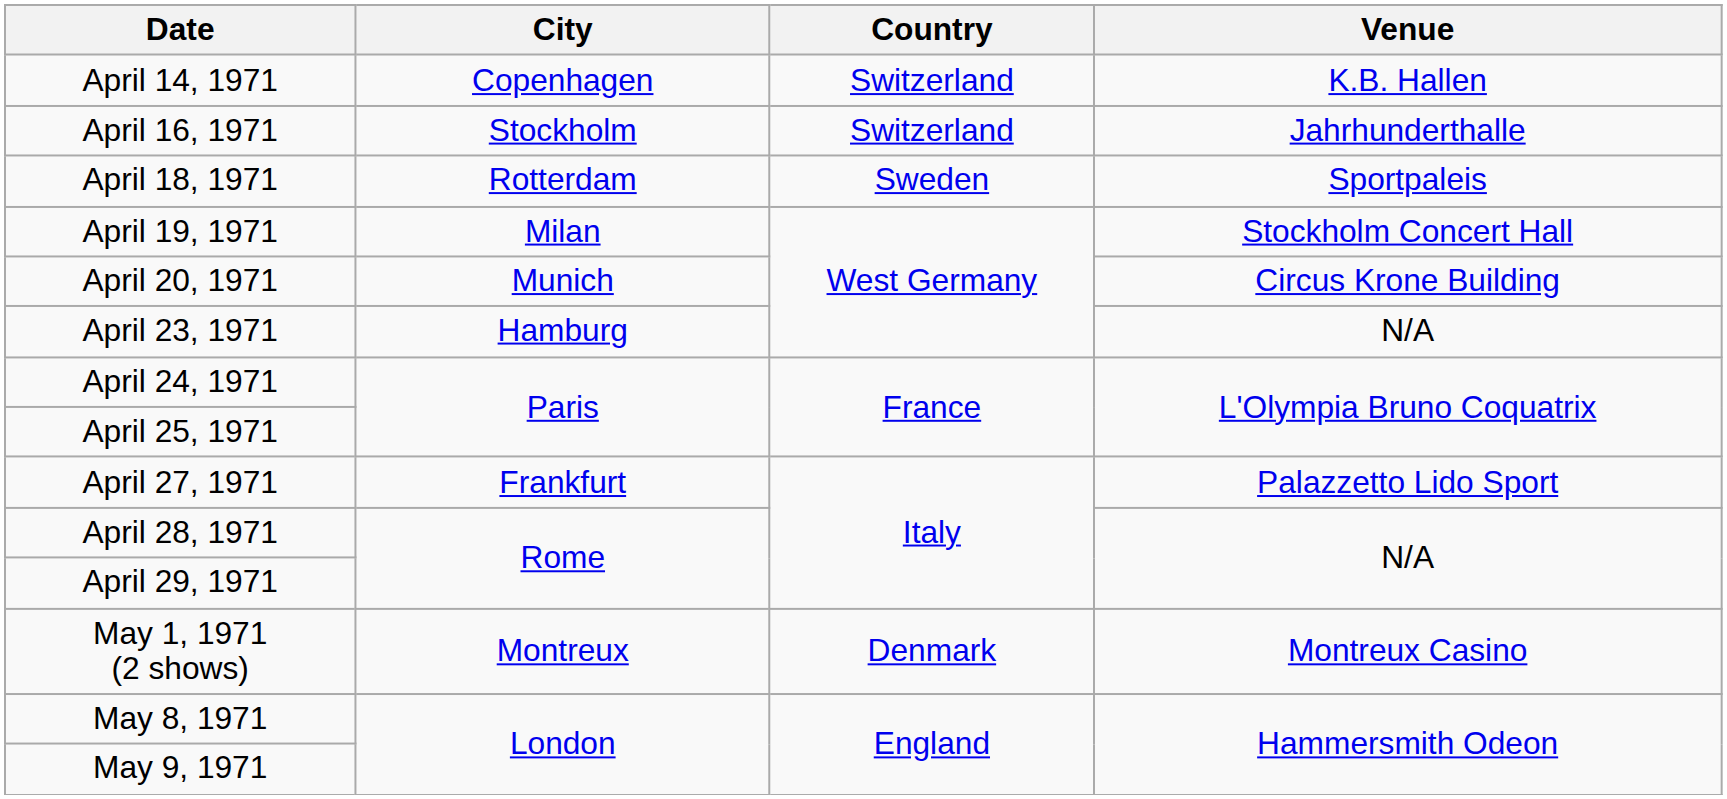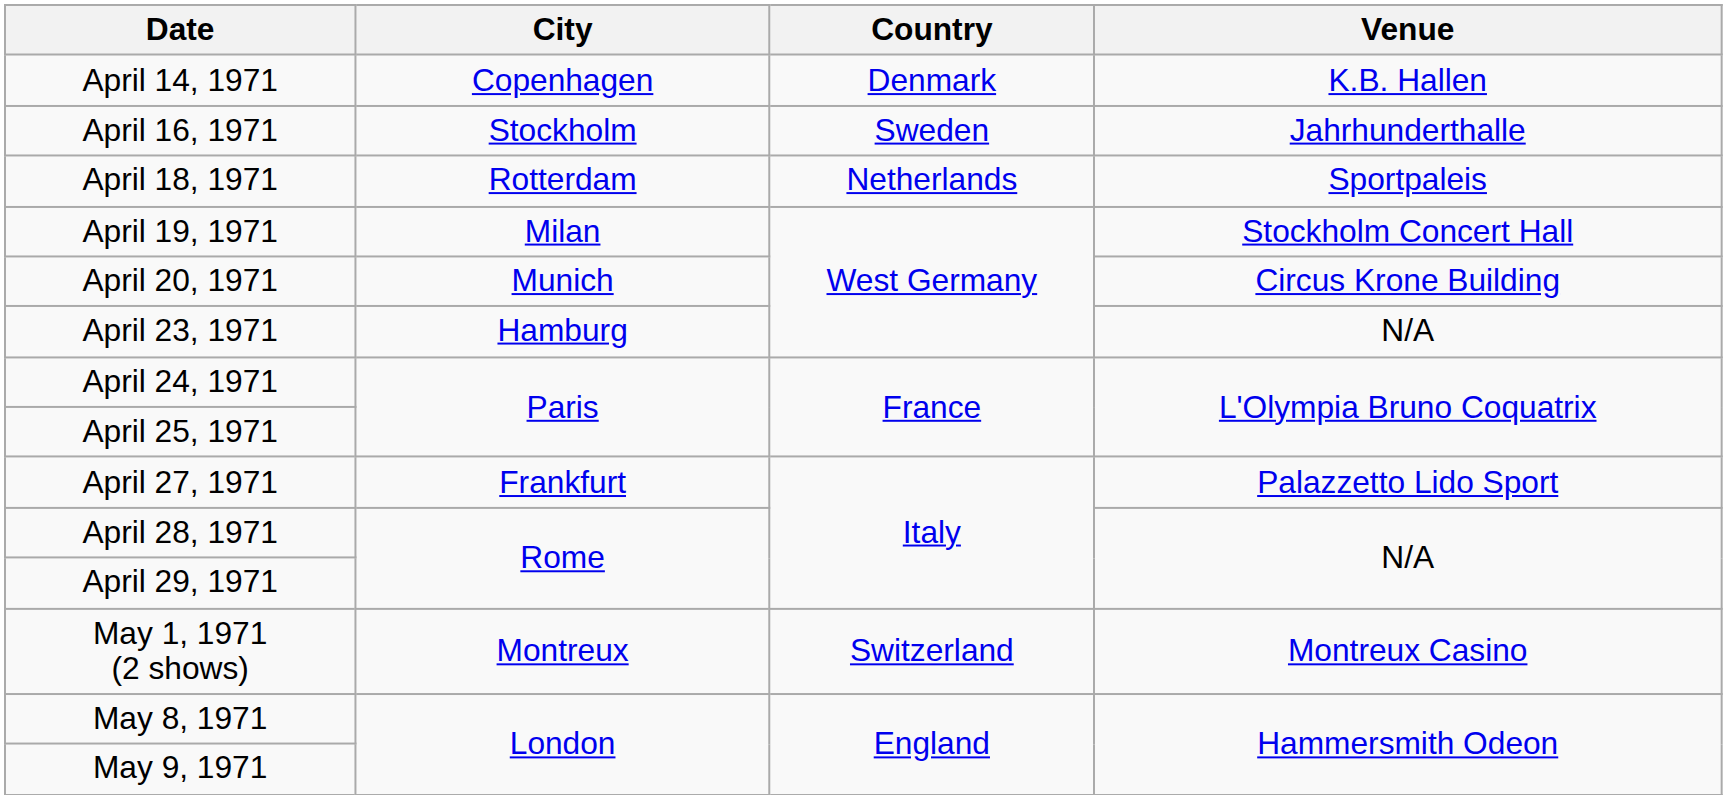(932, 79) Switzerland -> (932, 79) Denmark
(932, 130) Switzerland -> (932, 130) Sweden
(932, 180) Sweden -> (932, 180) Netherlands
(932, 650) Denmark -> (932, 650) Switzerland
